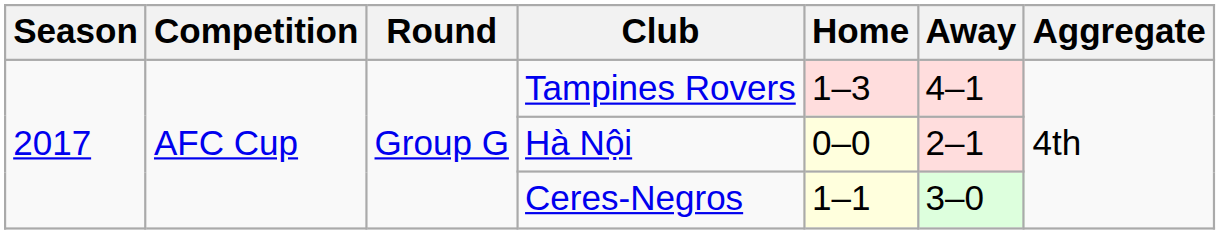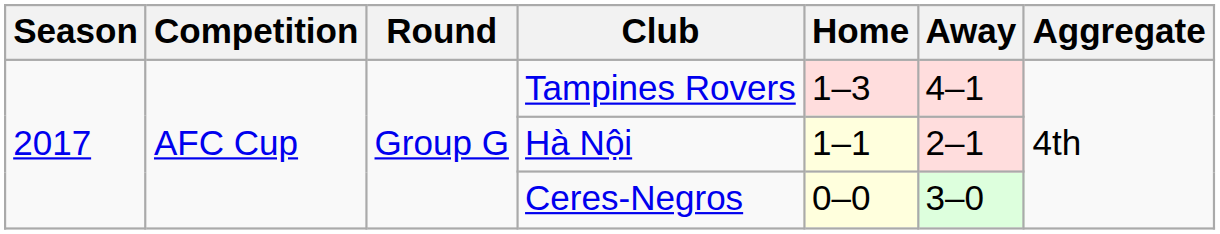(841, 143) 0–0 -> (841, 143) 1–1
(841, 198) 1–1 -> (841, 198) 0–0
